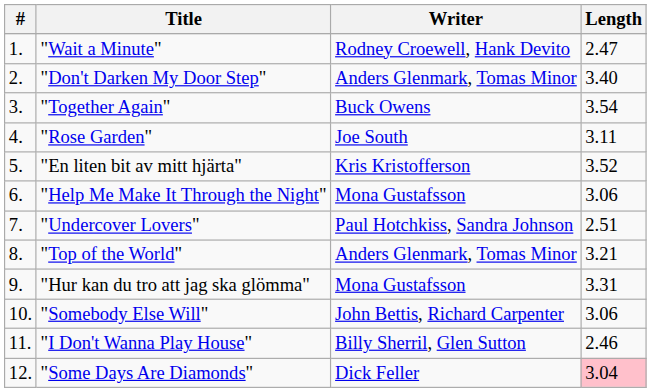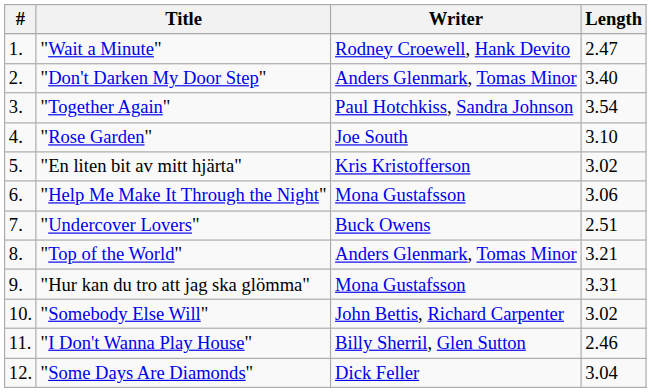(383, 107) Buck Owens -> (454, 107) Paul Hotchkiss, Sandra Johnson
(601, 136) 3.11 -> (602, 136) 3.10
(602, 166) 3.52 -> (602, 166) 3.02
(454, 225) Paul Hotchkiss, Sandra Johnson -> (383, 225) Buck Owens
(602, 313) 3.06 -> (602, 313) 3.02
(602, 372) pink background -> (602, 372) no background
